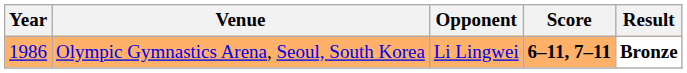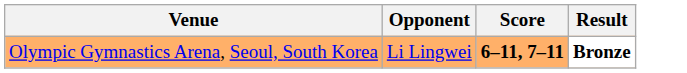- column: (28, 20)
